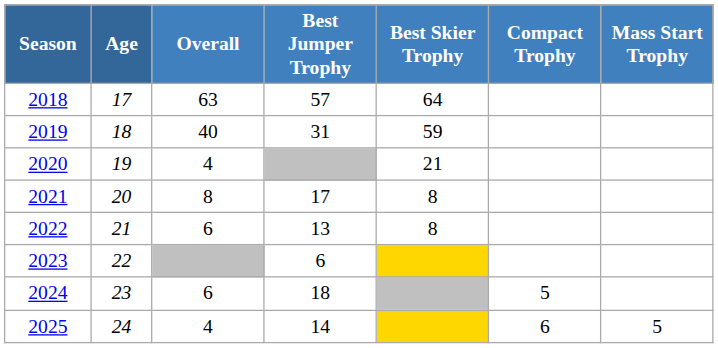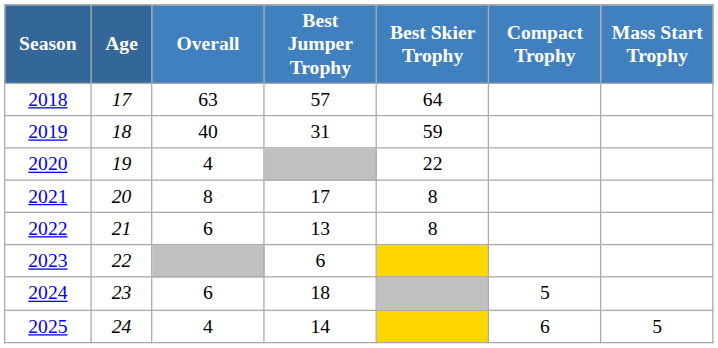(433, 164) 21 -> (433, 164) 22
